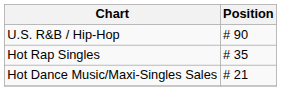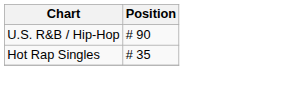- row: (112, 75)
